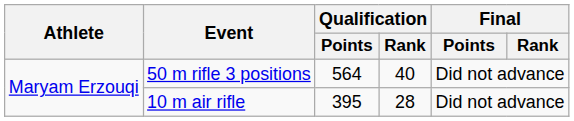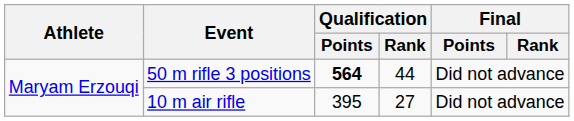(347, 74) normal -> (347, 74) bold
(405, 74) 40 -> (405, 74) 44
(405, 102) 28 -> (405, 102) 27
